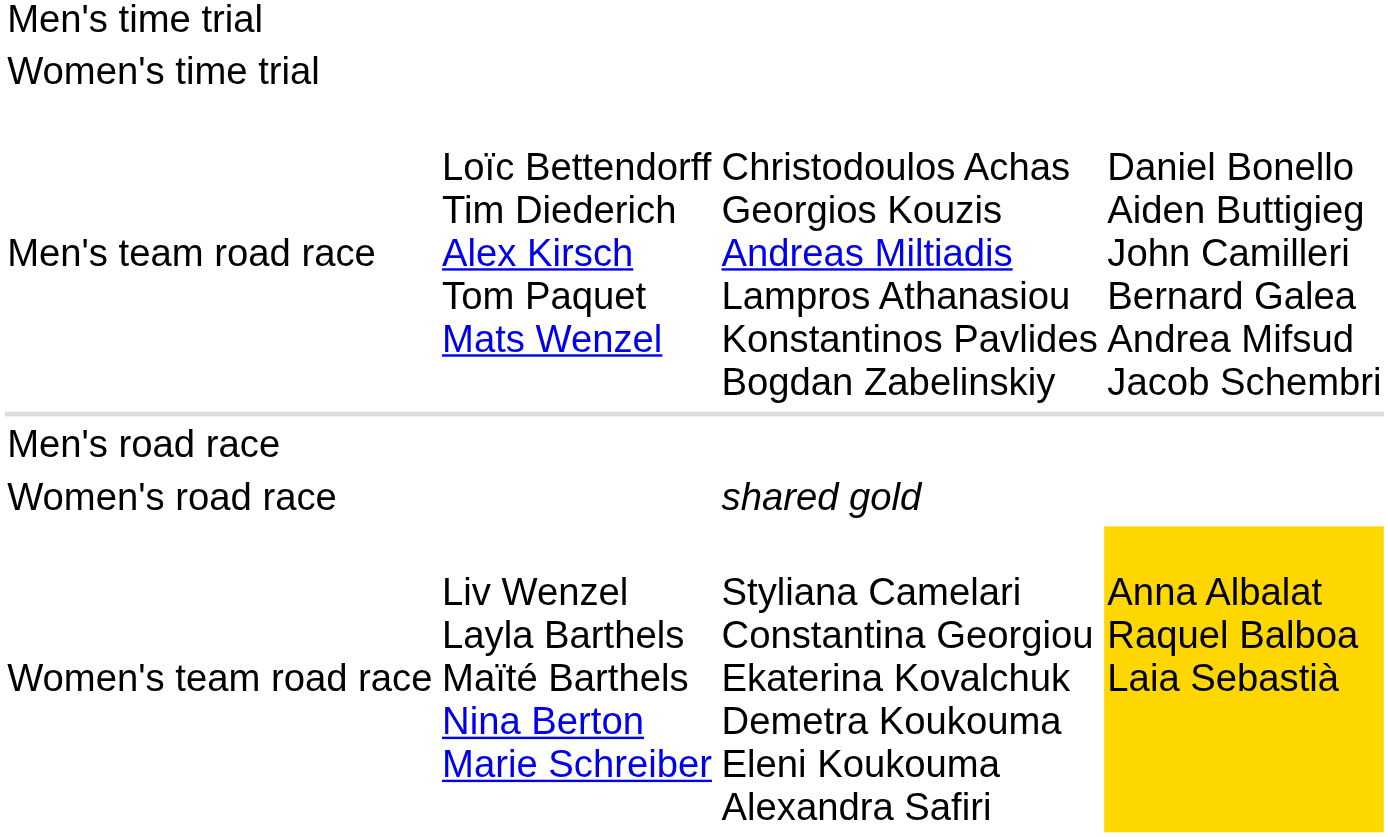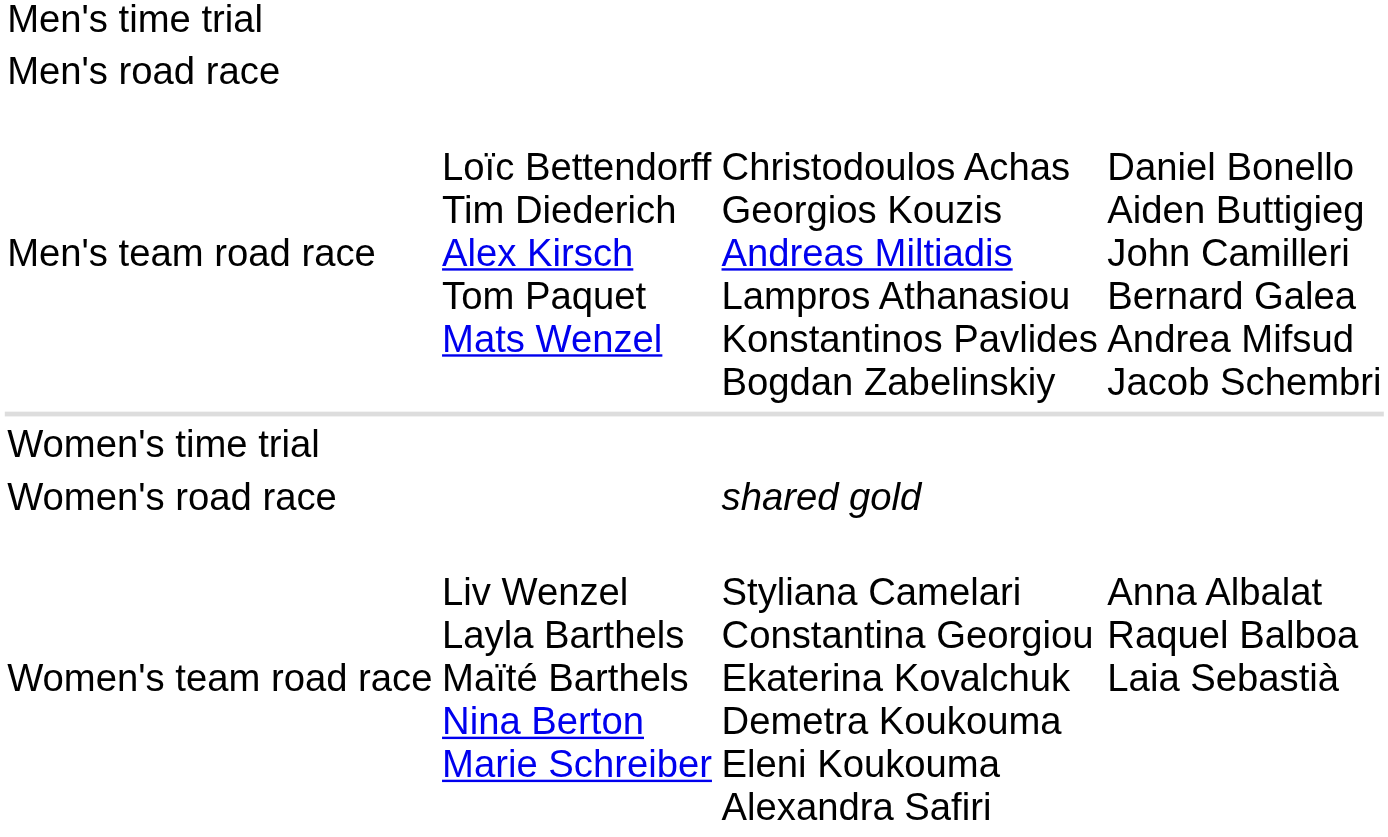rows swapped: (144, 444) <-> (163, 71)
(1233, 635) gold background -> (1233, 635) no background
